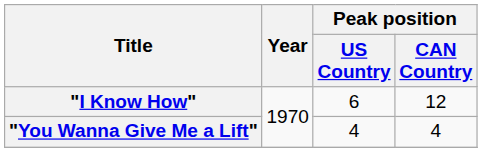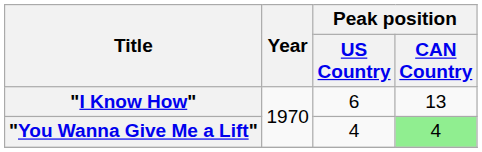(436, 101) 12 -> (436, 101) 13
(436, 131) no background -> (436, 131) lightgreen background
